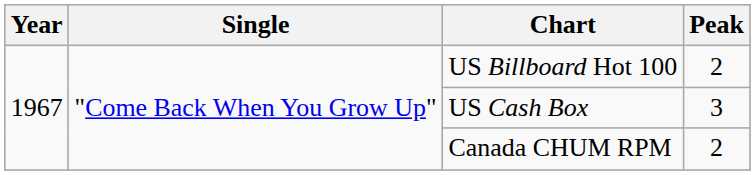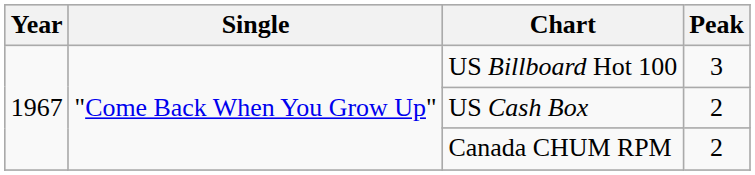(717, 66) 2 -> (717, 66) 3
(717, 107) 3 -> (717, 107) 2
